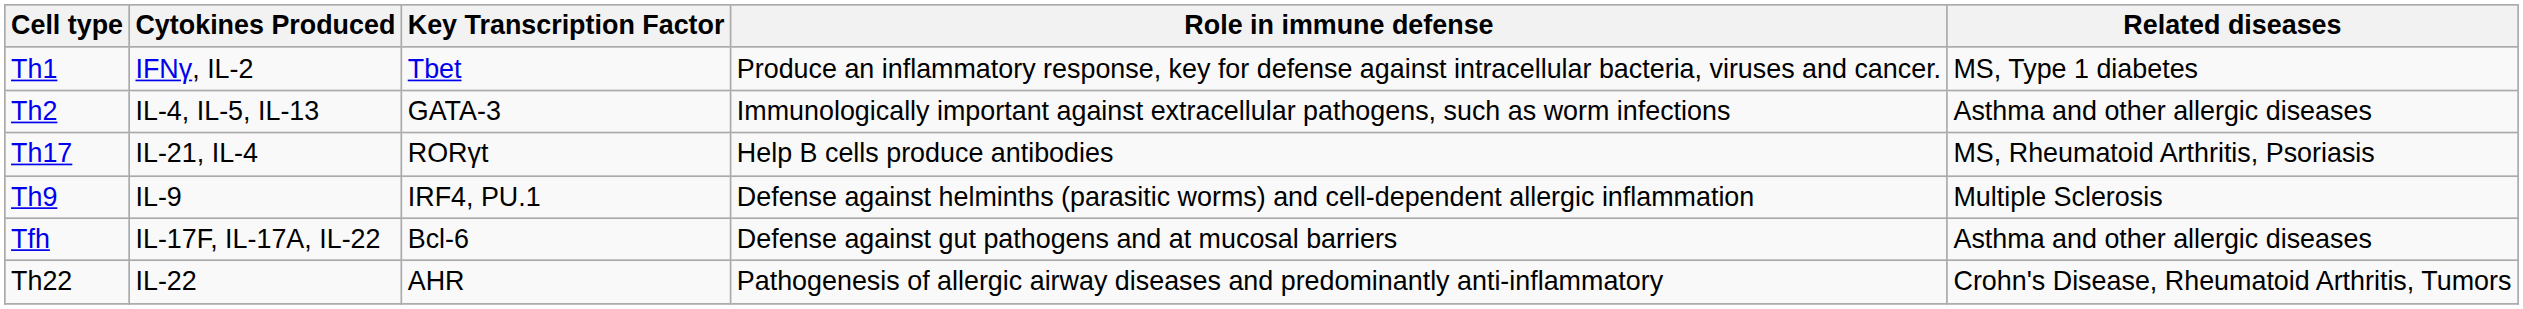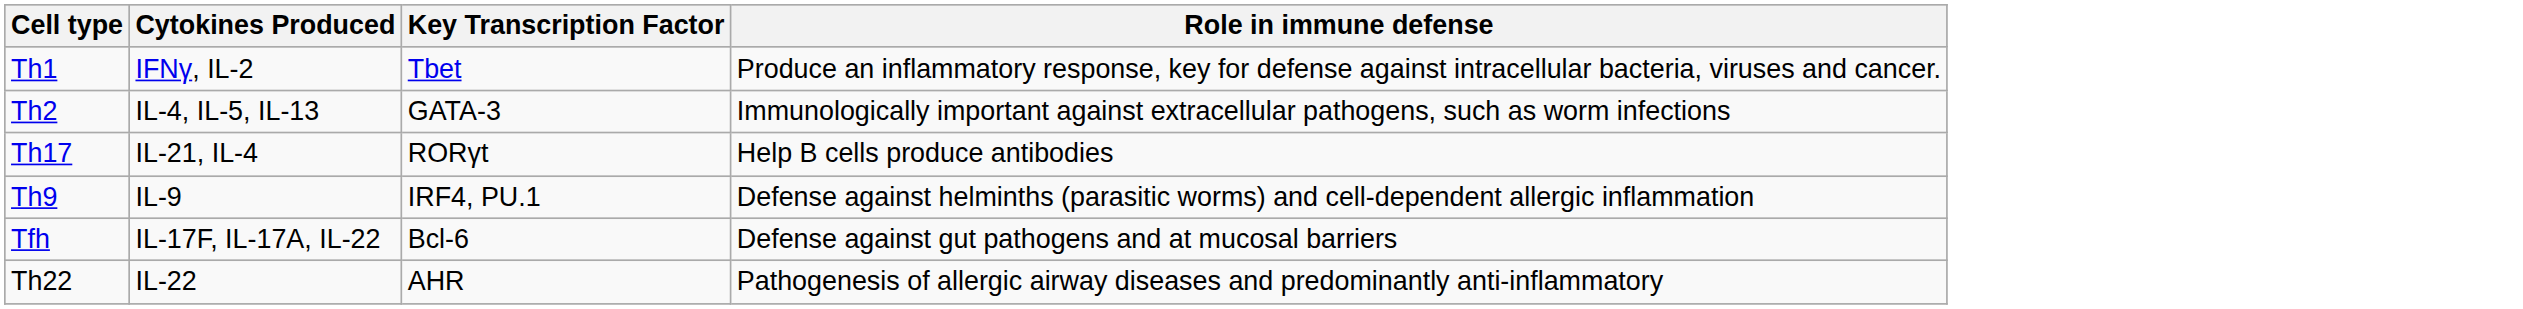- column: (2232, 25)
